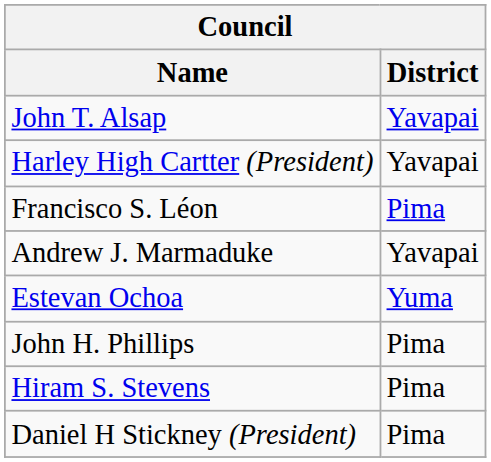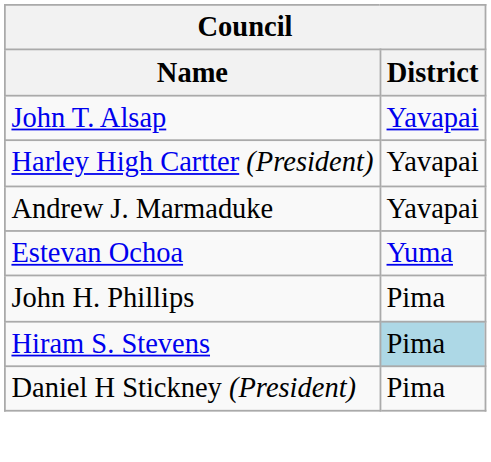- row: (115, 207)
(416, 388) no background -> (416, 343) lightblue background
